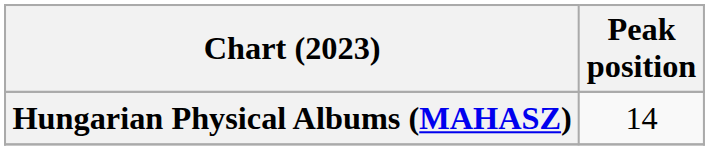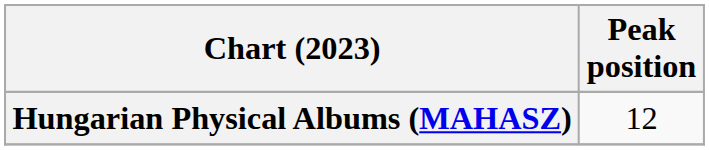(642, 117) 14 -> (642, 117) 12
